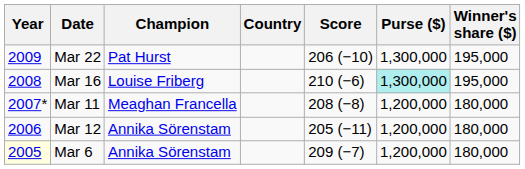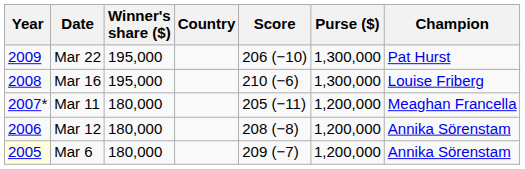columns swapped: (172, 24) <-> (485, 24)
(413, 81) paleturquoise background -> (347, 81) no background
(336, 104) 208 (−8) -> (274, 104) 205 (−11)
(340, 128) 205 (−11) -> (270, 128) 208 (−8)
